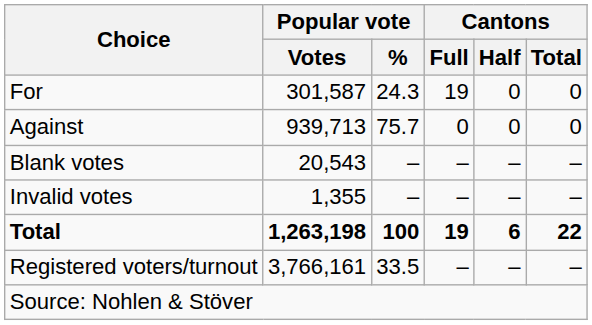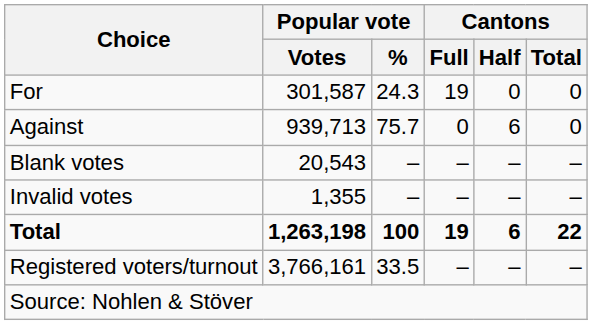(514, 127) 0 -> (514, 127) 6
